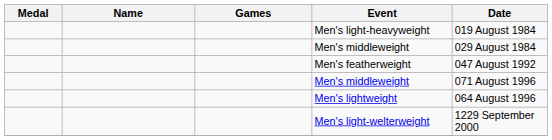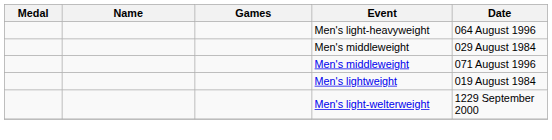(495, 30) 019 August 1984 -> (495, 30) 064 August 1996
- row: (33, 64)
(495, 99) 064 August 1996 -> (495, 82) 019 August 1984
